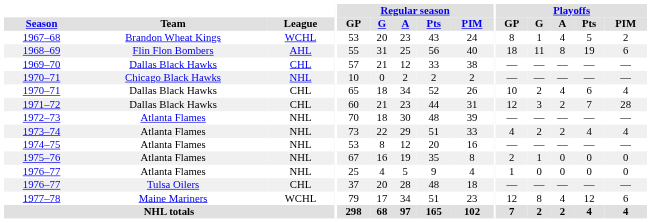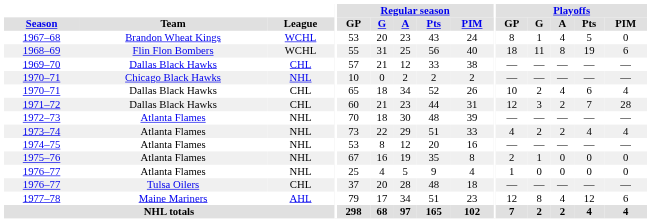(626, 37) 2 -> (626, 37) 0
(301, 51) AHL -> (301, 51) WCHL
(301, 198) WCHL -> (301, 198) AHL
